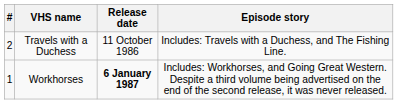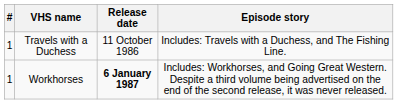(10, 46) 2 -> (10, 46) 1
